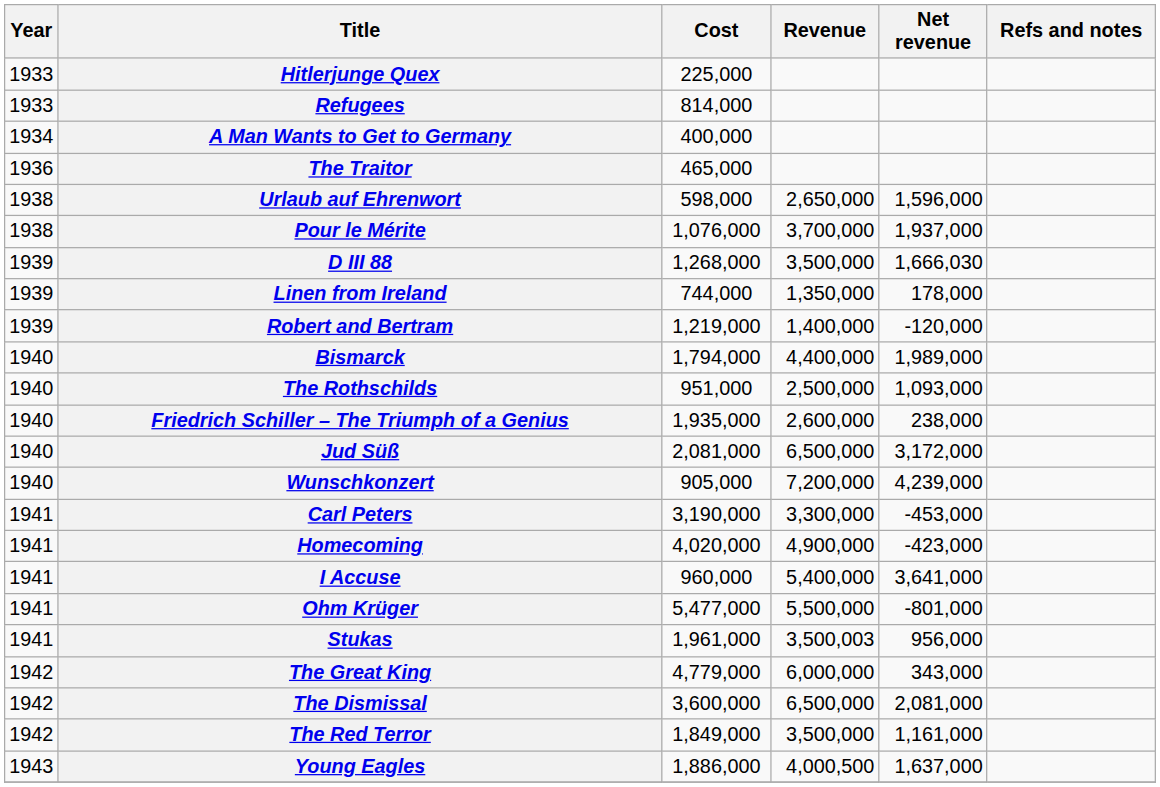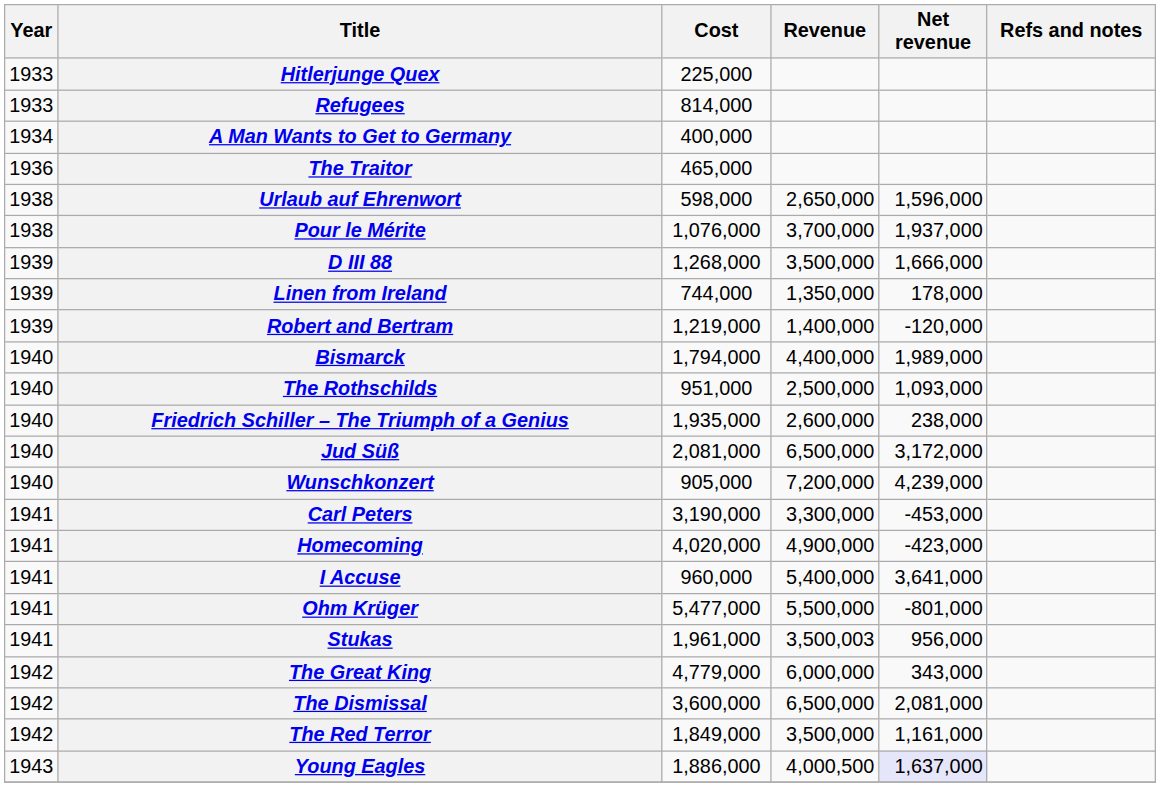(939, 262) 1,666,030 -> (939, 262) 1,666,000
(939, 766) no background -> (939, 766) lavender background
